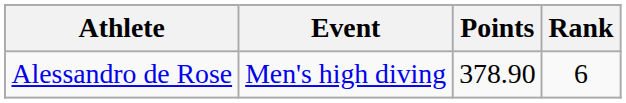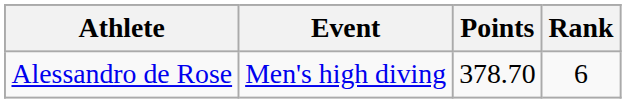(497, 73) 378.90 -> (497, 73) 378.70
